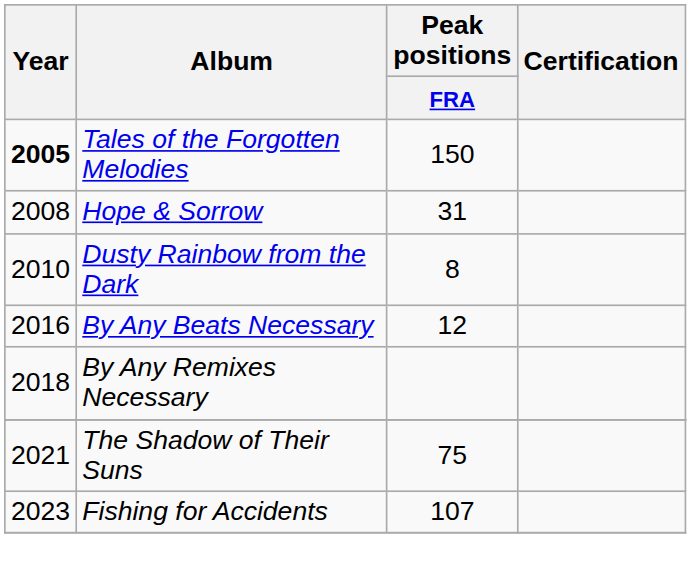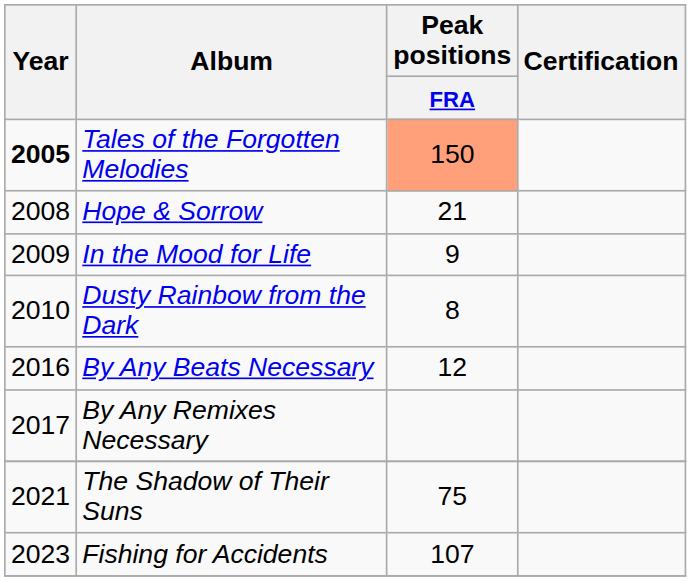(452, 154) no background -> (452, 154) lightsalmon background
(452, 211) 31 -> (452, 211) 21
+ row: (197, 253)
(40, 382) 2018 -> (40, 424) 2017
